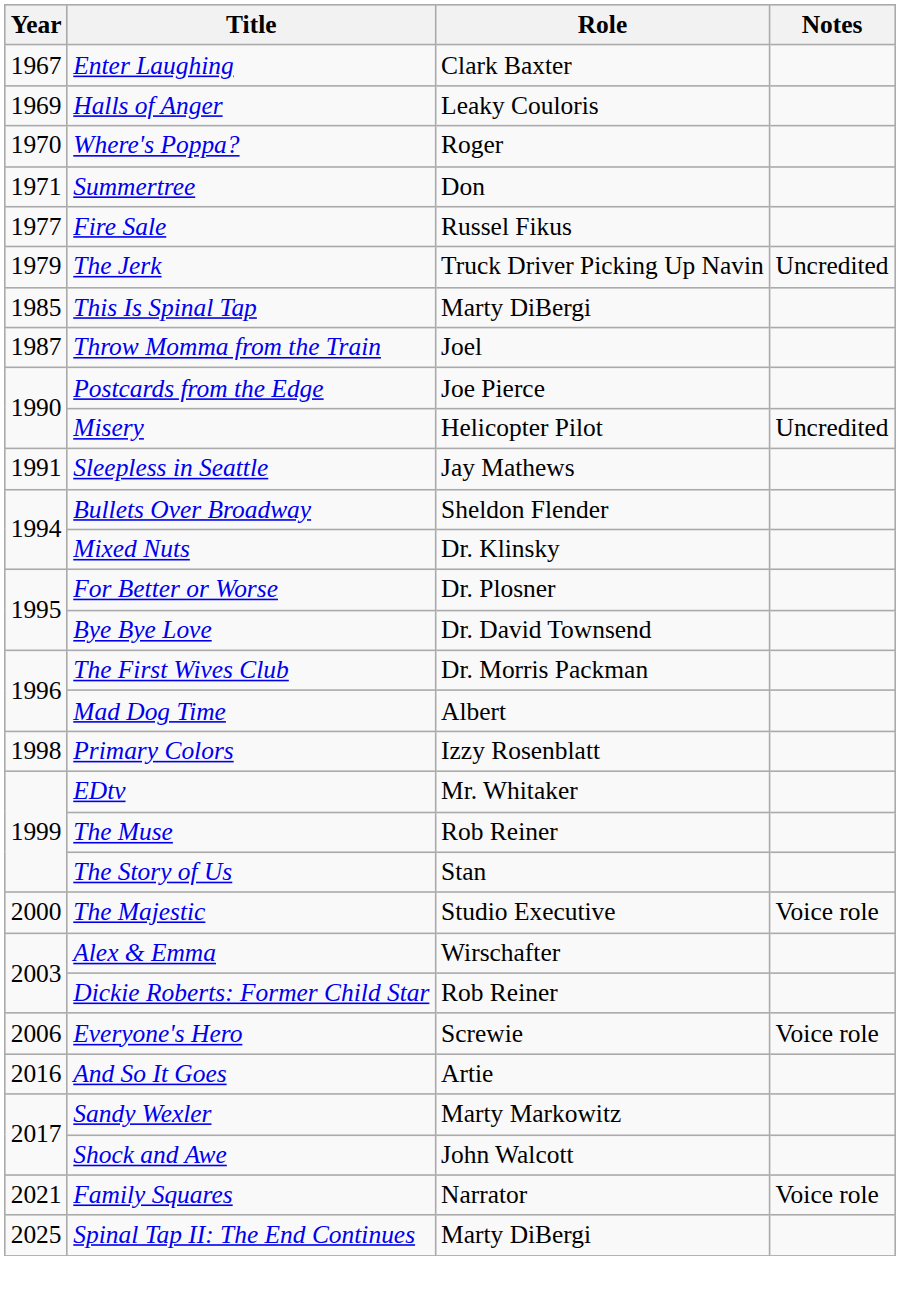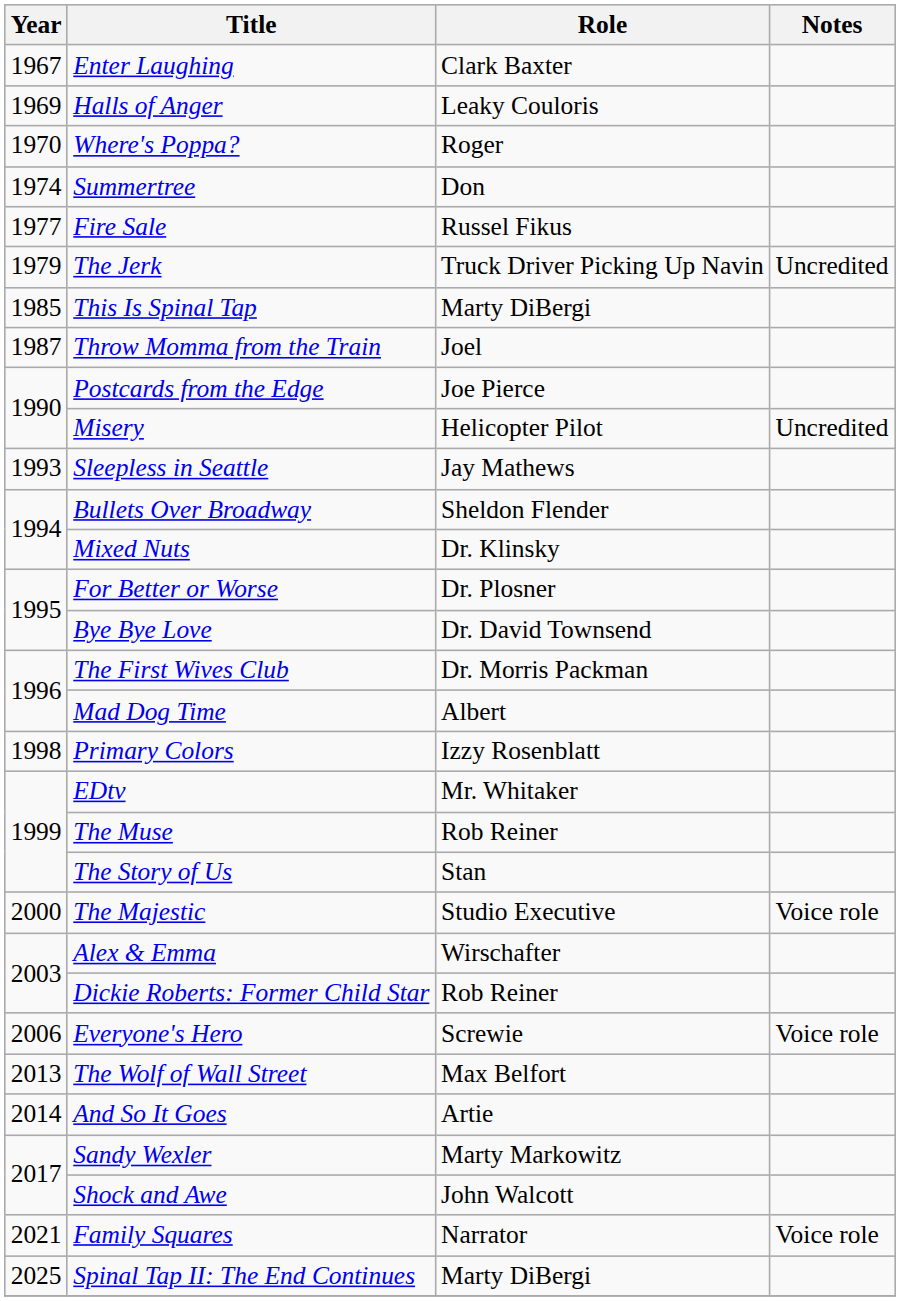(36, 186) 1971 -> (36, 186) 1974
(36, 468) 1991 -> (36, 468) 1993
+ row: (190, 1073)
(36, 1073) 2016 -> (36, 1114) 2014
